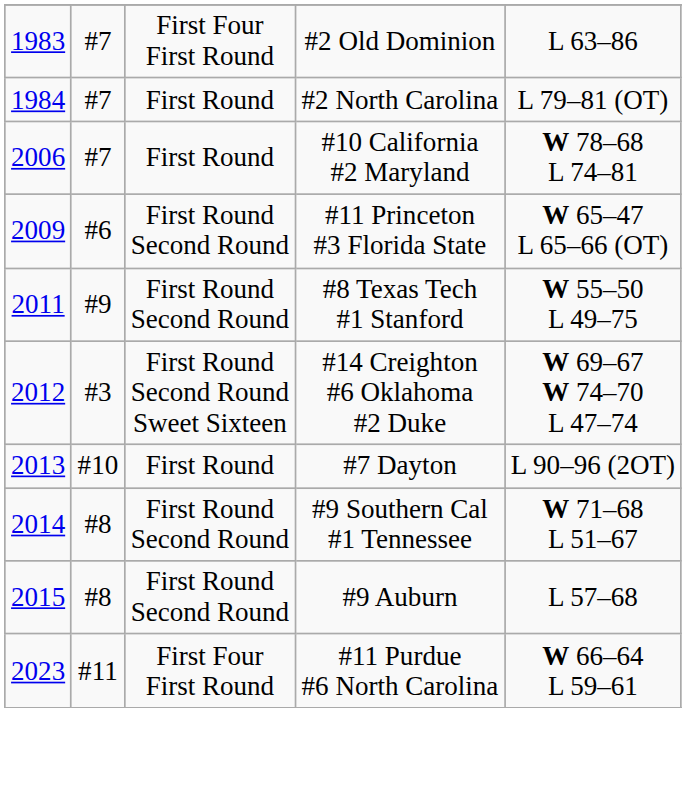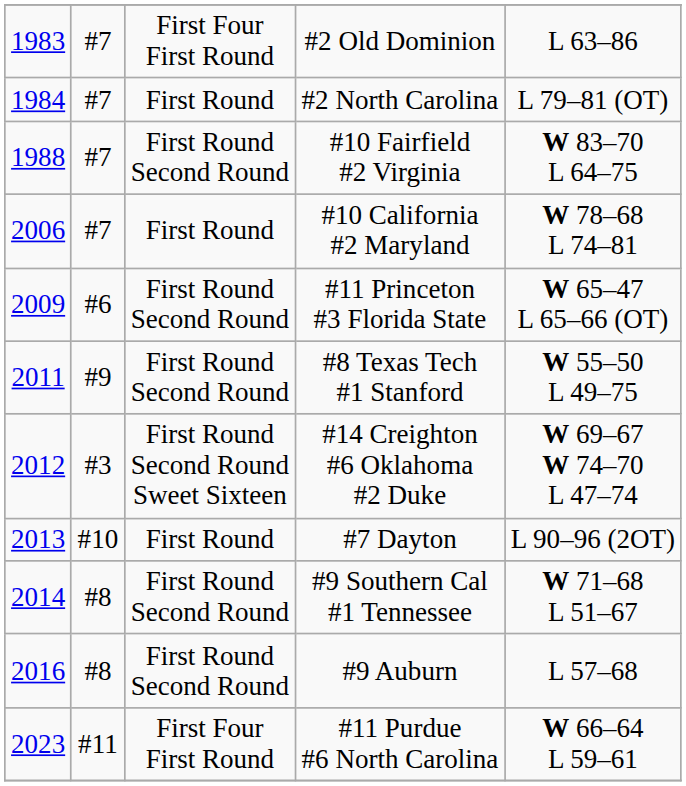+ row: (400, 157)
(38, 597) 2015 -> (38, 670) 2016
